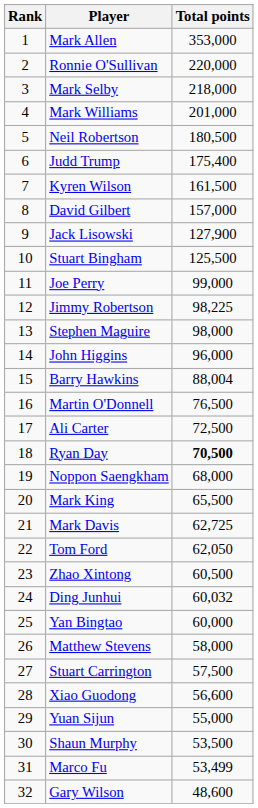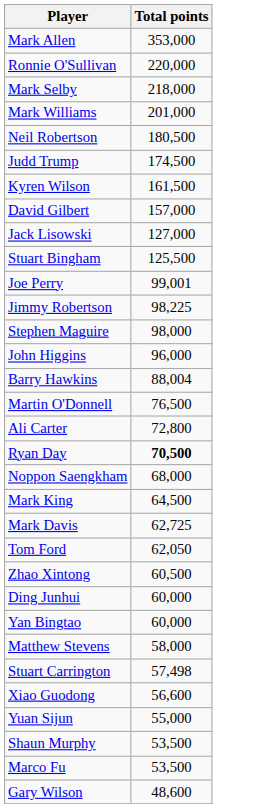- column: (25, 16)
(213, 161) 175,400 -> (172, 161) 174,500
(213, 234) 127,900 -> (172, 234) 127,000
(213, 282) 99,000 -> (172, 282) 99,001
(213, 428) 72,500 -> (172, 428) 72,800
(213, 500) 65,500 -> (172, 500) 64,500
(213, 597) 60,032 -> (172, 597) 60,000
(213, 670) 57,500 -> (172, 670) 57,498
(213, 767) 53,499 -> (172, 767) 53,500
